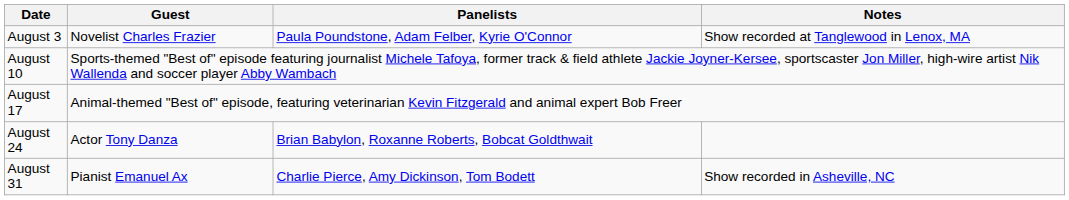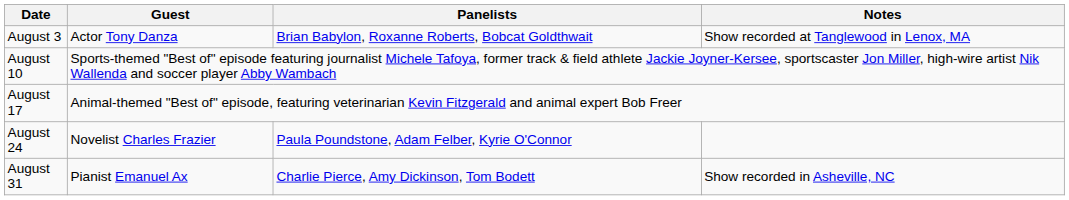(143, 36) Novelist Charles Frazier -> (124, 36) Actor Tony Danza
(424, 36) Paula Poundstone, Adam Felber, Kyrie O'Connor -> (434, 36) Brian Babylon, Roxanne Roberts, Bobcat Goldthwait
(124, 139) Actor Tony Danza -> (143, 139) Novelist Charles Frazier
(434, 139) Brian Babylon, Roxanne Roberts, Bobcat Goldthwait -> (424, 139) Paula Poundstone, Adam Felber, Kyrie O'Connor
